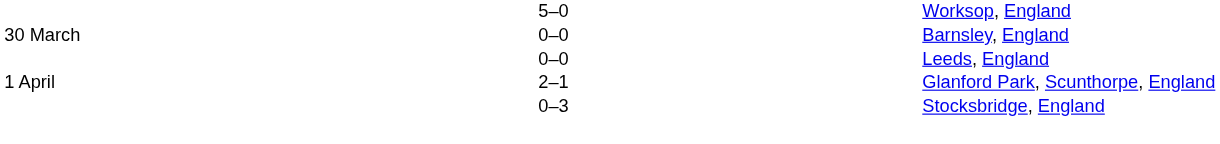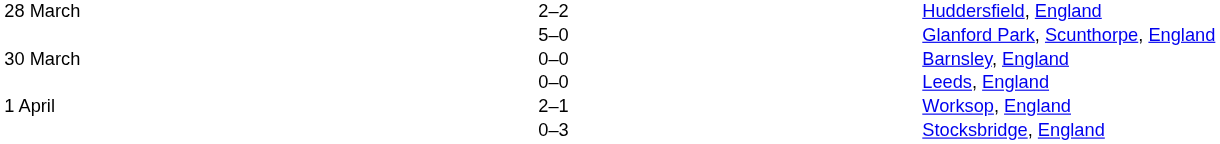+ row: (42, 10)
(997, 10) Worksop, England -> (1069, 34) Glanford Park, Scunthorpe, England
(1069, 82) Glanford Park, Scunthorpe, England -> (997, 106) Worksop, England
